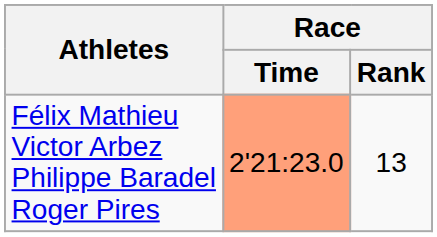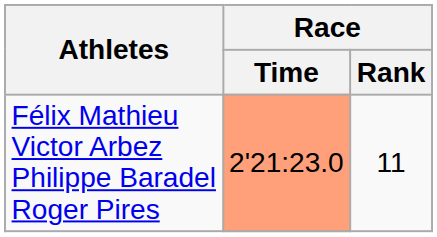(391, 163) 13 -> (391, 163) 11
